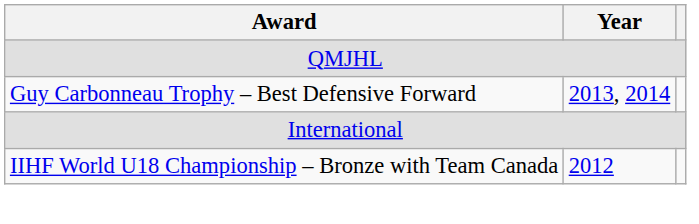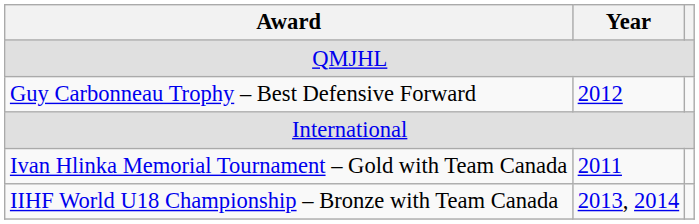(619, 93) 2013, 2014 -> (600, 93) 2012
+ row: (289, 165)
(591, 165) 2012 -> (628, 201) 2013, 2014
